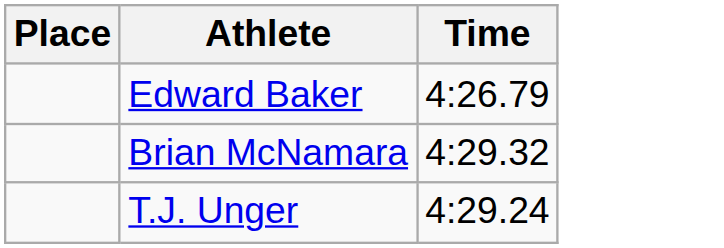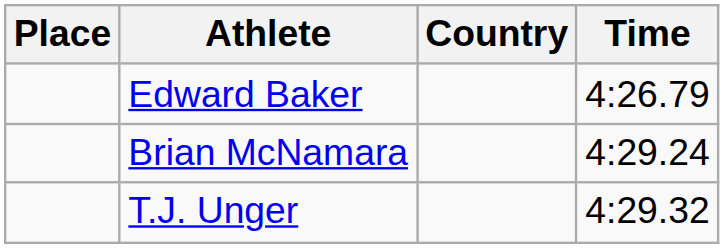+ column: (497, 34)
(487, 152) 4:29.32 -> (647, 152) 4:29.24
(487, 211) 4:29.24 -> (647, 211) 4:29.32
